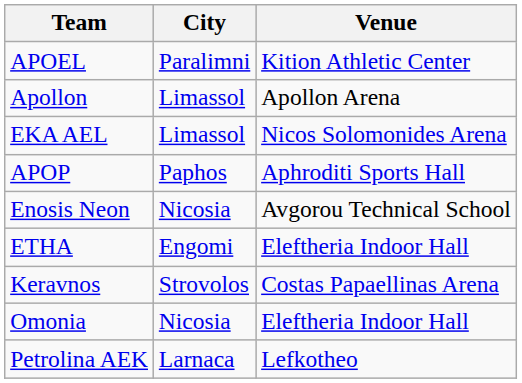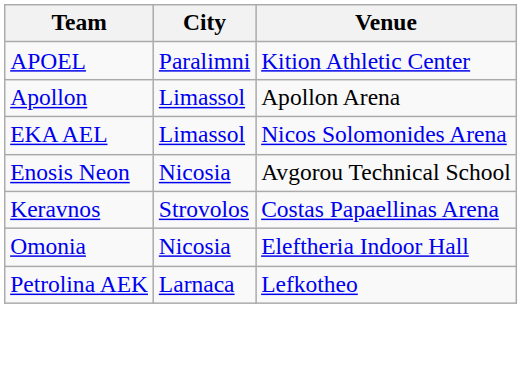- row: (40, 172)
- row: (42, 246)
